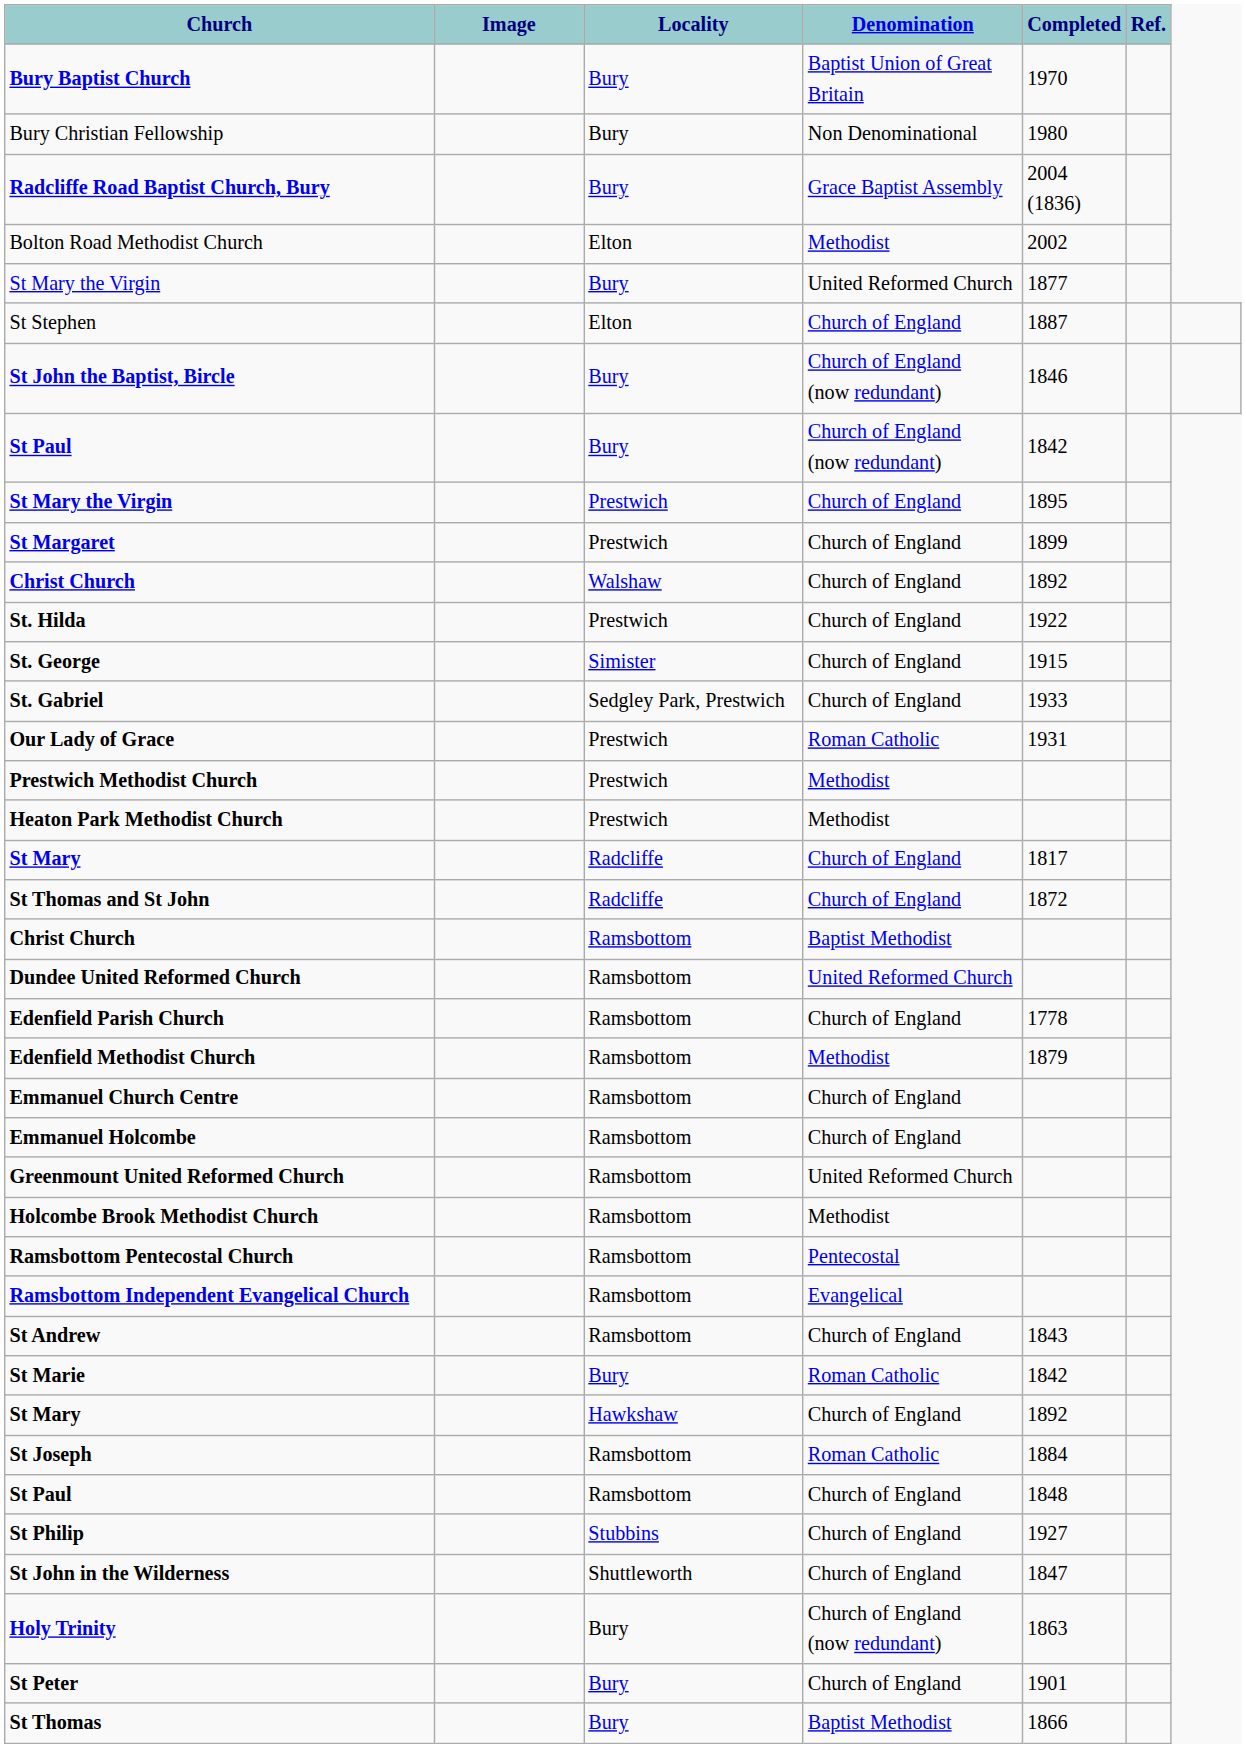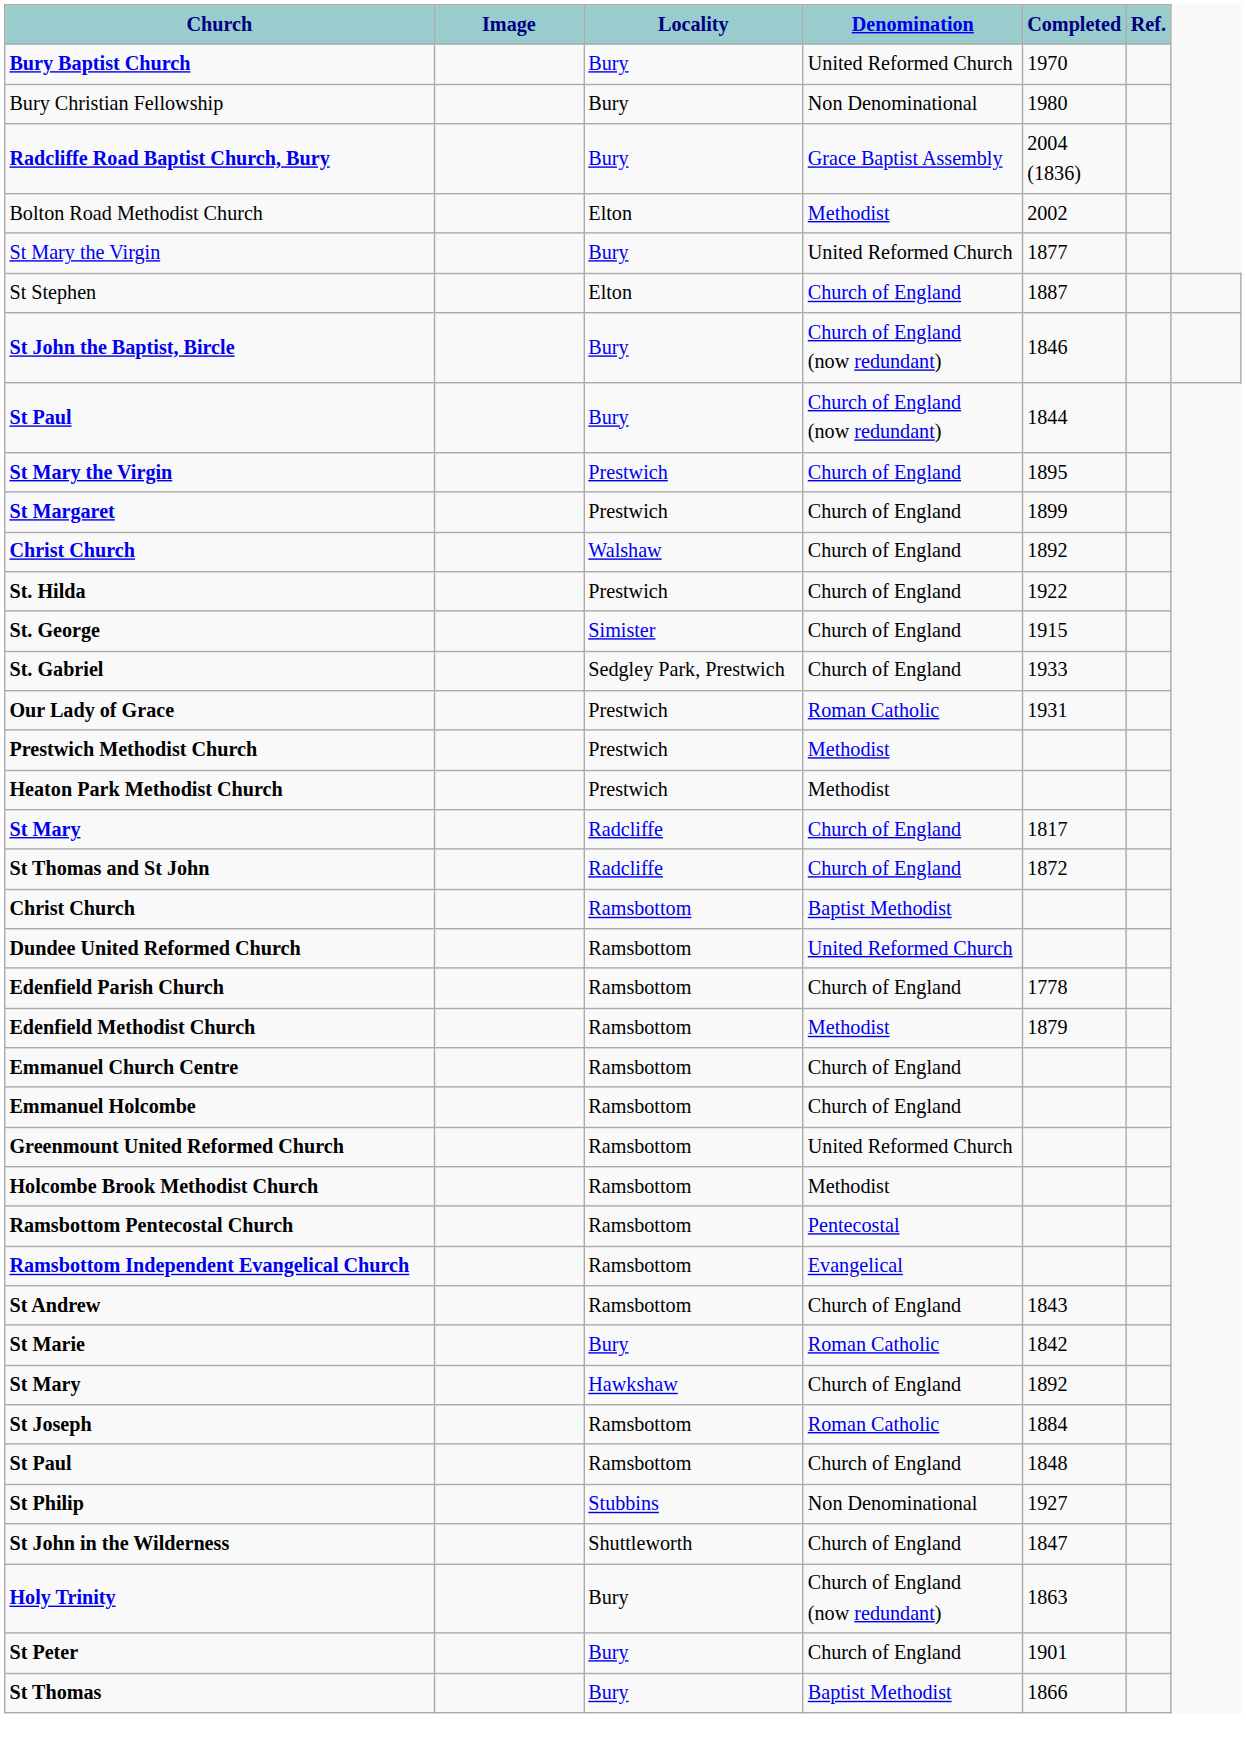(900, 79) Baptist Union of Great Britain -> (910, 63) United Reformed Church
(1047, 447) 1842 -> (1047, 417) 1844
(884, 1534) Church of England -> (893, 1503) Non Denominational
